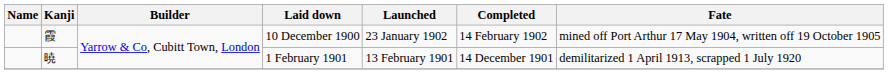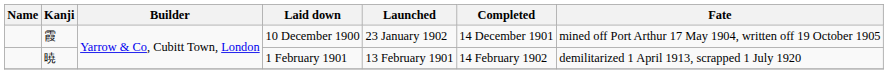(503, 36) 14 February 1902 -> (506, 36) 14 December 1901
(506, 58) 14 December 1901 -> (503, 58) 14 February 1902
